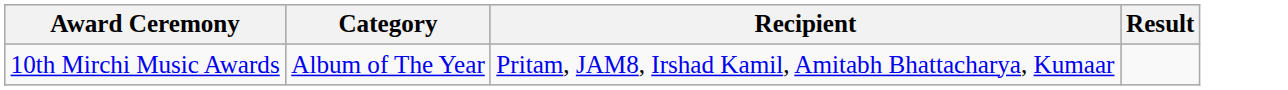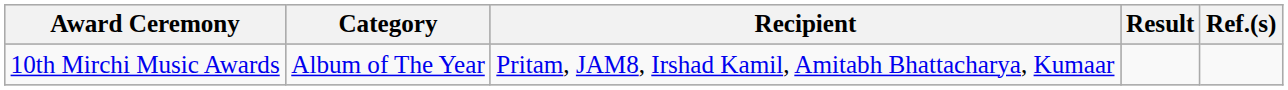+ column: (1241, 24)
